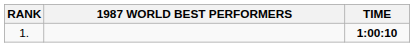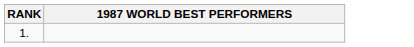- column: (377, 14)
